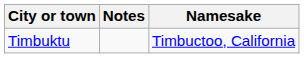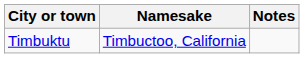columns swapped: (224, 16) <-> (124, 16)
